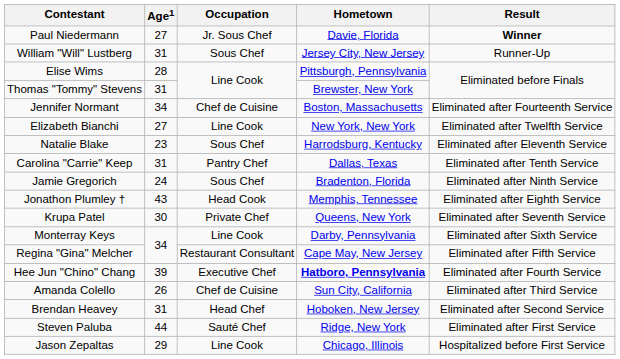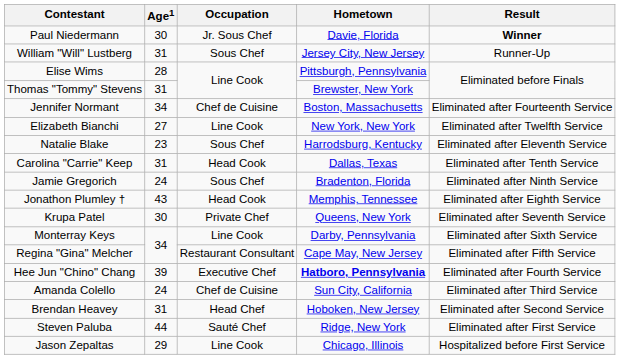(161, 35) 27 -> (161, 35) 30
(237, 162) Pantry Chef -> (237, 162) Head Cook
(161, 290) 26 -> (161, 290) 24
